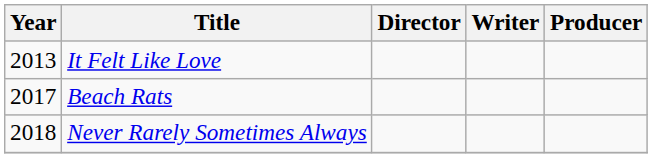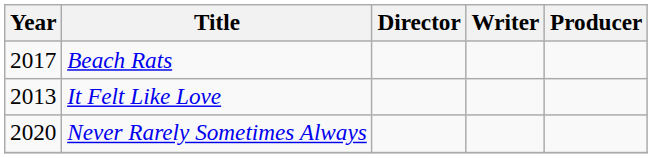rows swapped: (144, 59) <-> (120, 96)
(33, 133) 2018 -> (33, 133) 2020
